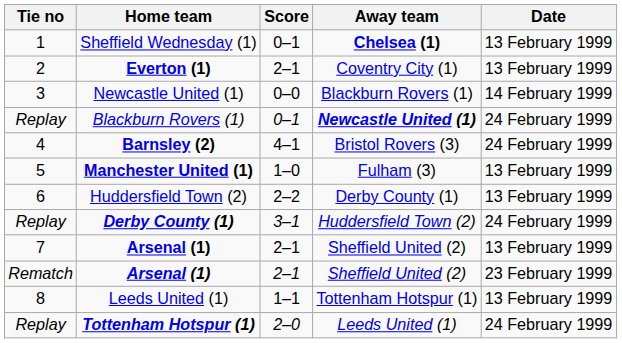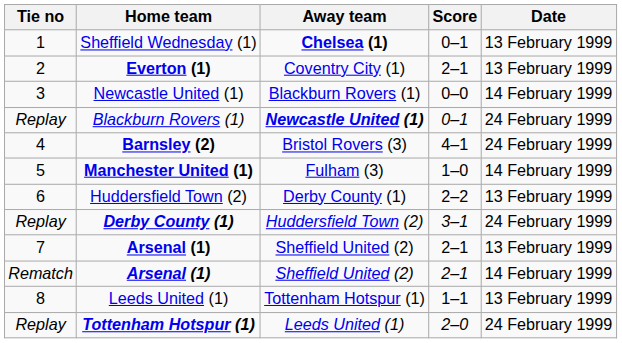columns swapped: (287, 17) <-> (397, 17)
(549, 171) 13 February 1999 -> (549, 171) 14 February 1999
(549, 273) 23 February 1999 -> (549, 273) 14 February 1999
